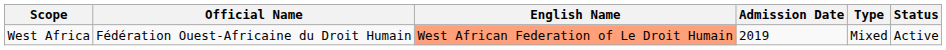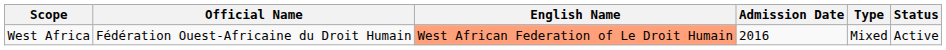(754, 35) 2019 -> (754, 35) 2016
